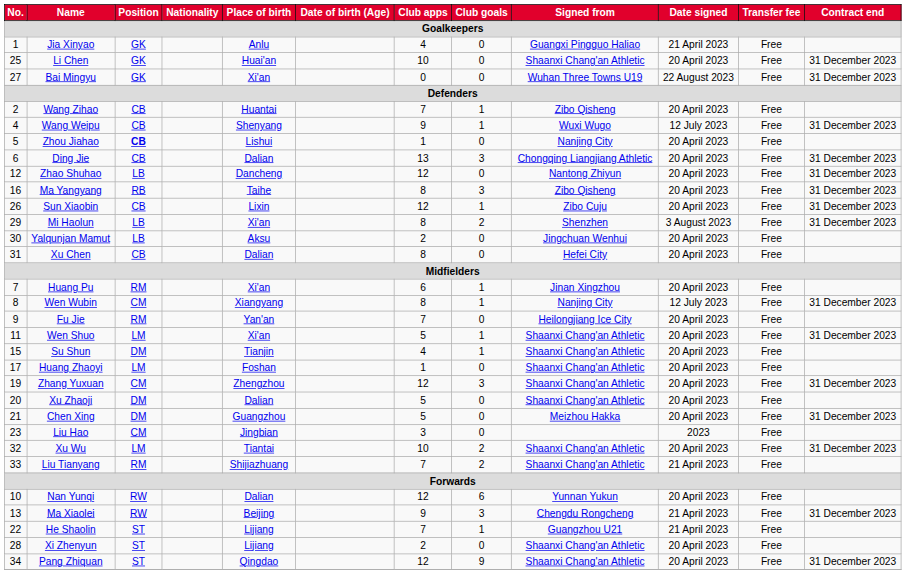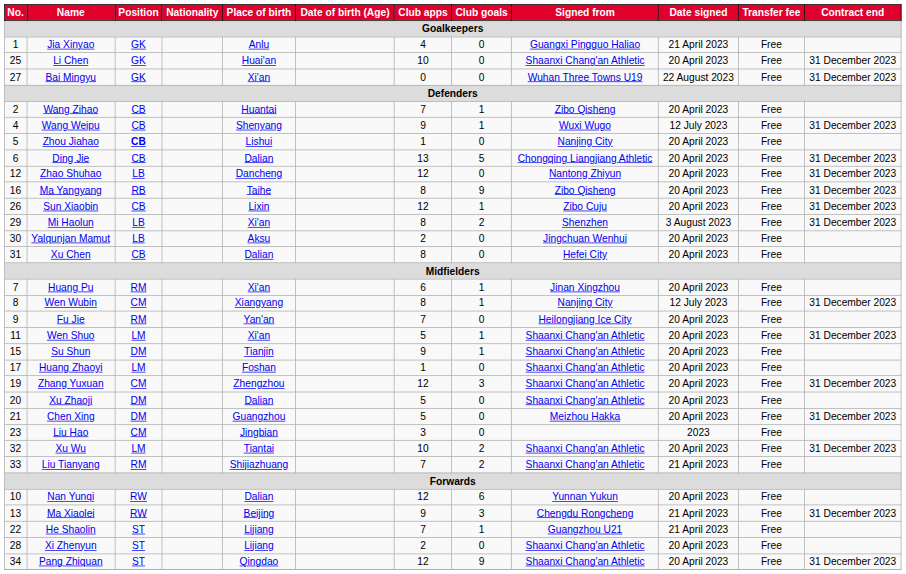(482, 158) 3 -> (482, 158) 5
(482, 190) 3 -> (482, 190) 9
(423, 352) 4 -> (423, 352) 9
